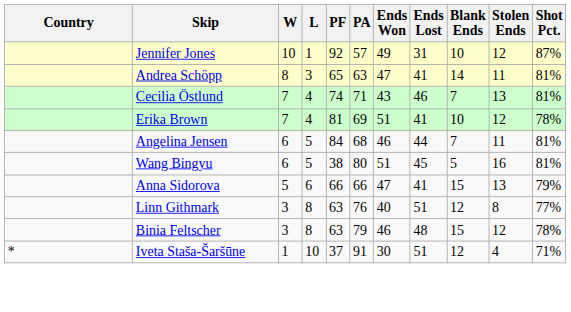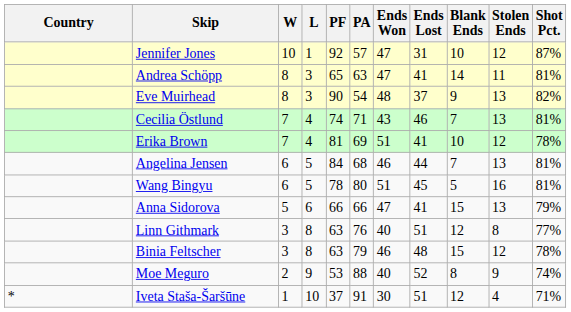(384, 53) 49 -> (384, 53) 47
+ row: (175, 97)
(499, 141) 11 -> (499, 163) 13
(336, 163) 38 -> (336, 185) 78
+ row: (172, 274)
